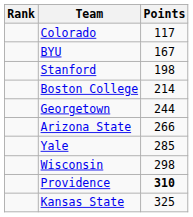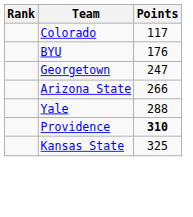(164, 52) 167 -> (158, 52) 176
- row: (68, 70)
- row: (89, 89)
(164, 108) 244 -> (158, 70) 247
(164, 146) 285 -> (158, 108) 288
- row: (72, 165)
